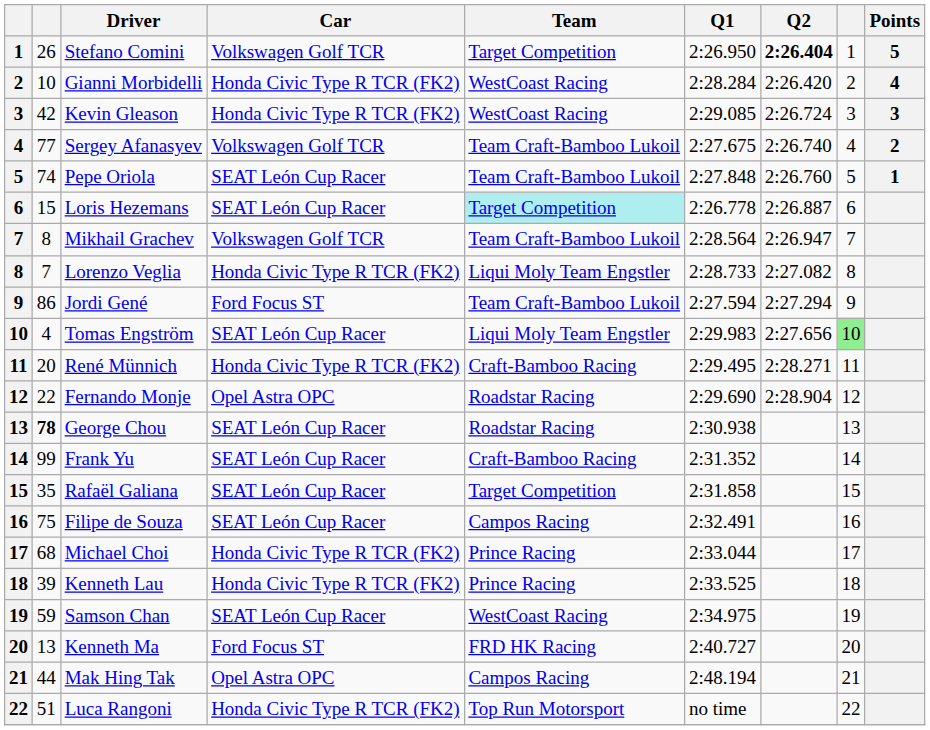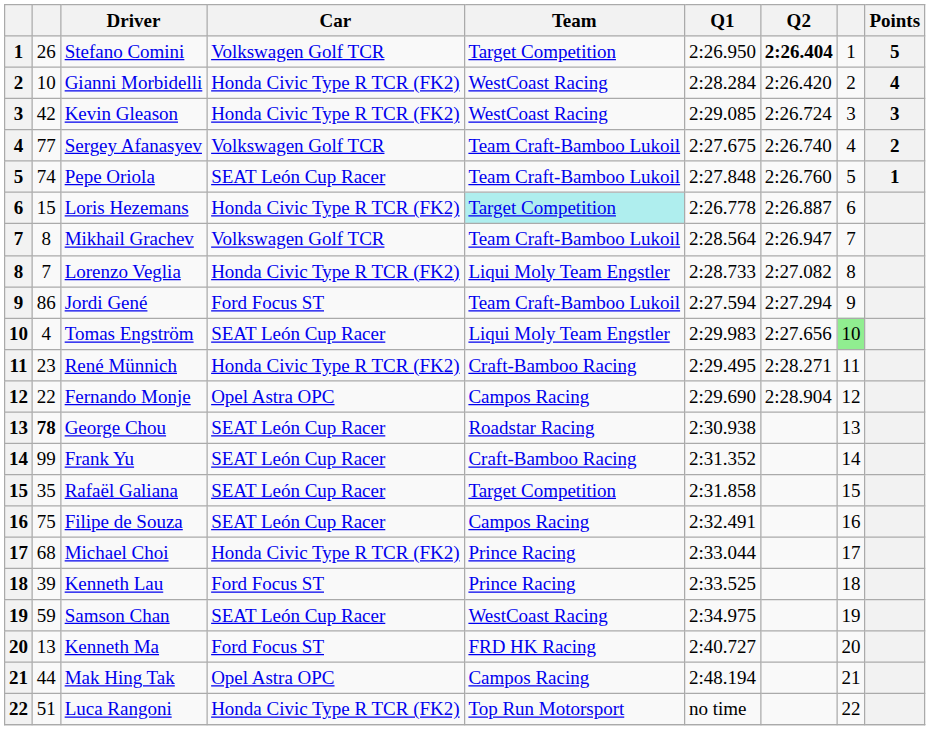(298, 208) SEAT León Cup Racer -> (335, 208) Honda Civic Type R TCR (FK2)
(46, 364) 20 -> (46, 364) 23
(531, 396) Roadstar Racing -> (529, 396) Campos Racing
(335, 584) Honda Civic Type R TCR (FK2) -> (268, 584) Ford Focus ST
